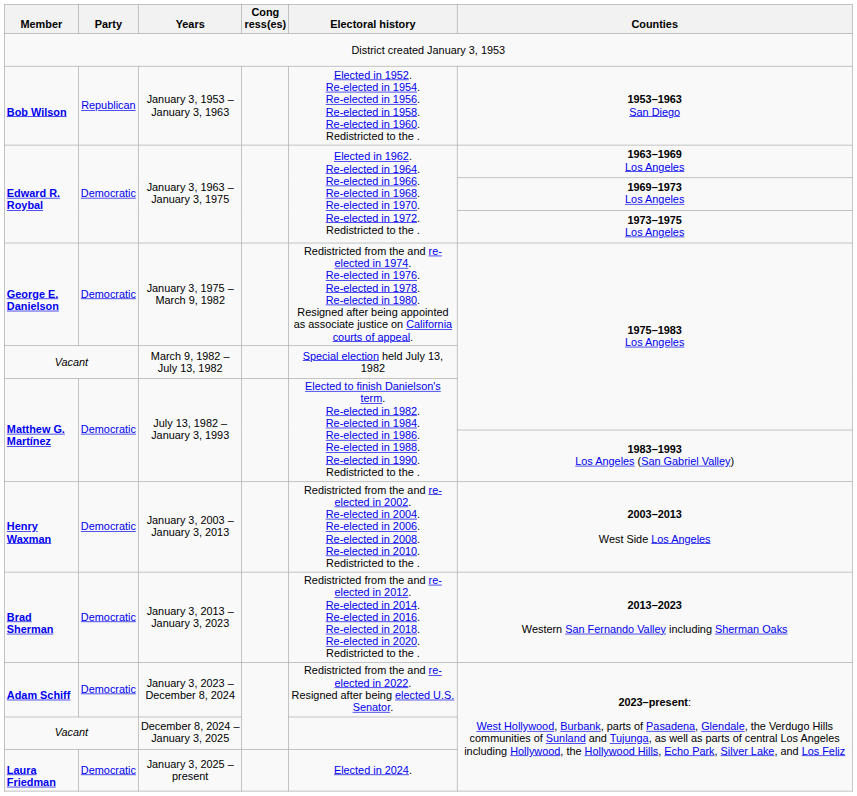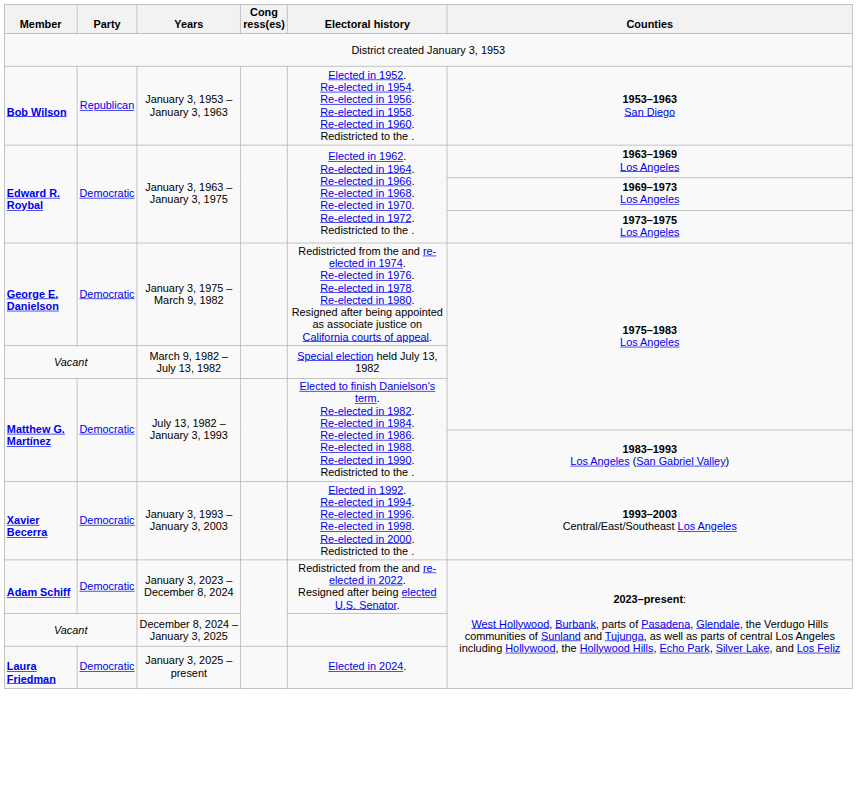+ row: (27, 526)
- row: (29, 532)
- row: (30, 623)
